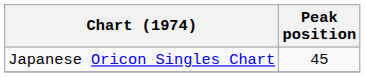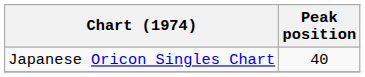(319, 60) 45 -> (319, 60) 40
